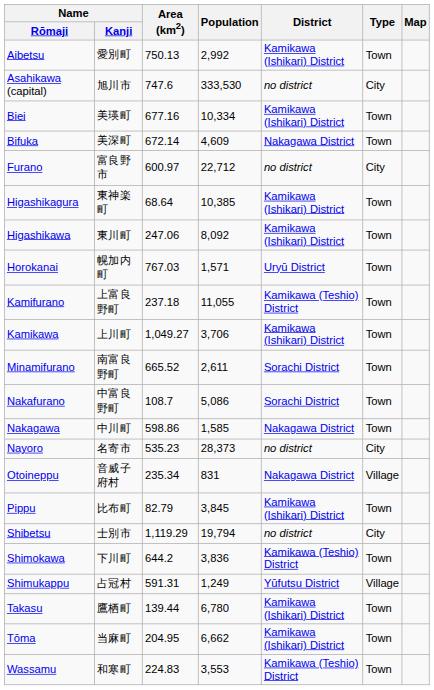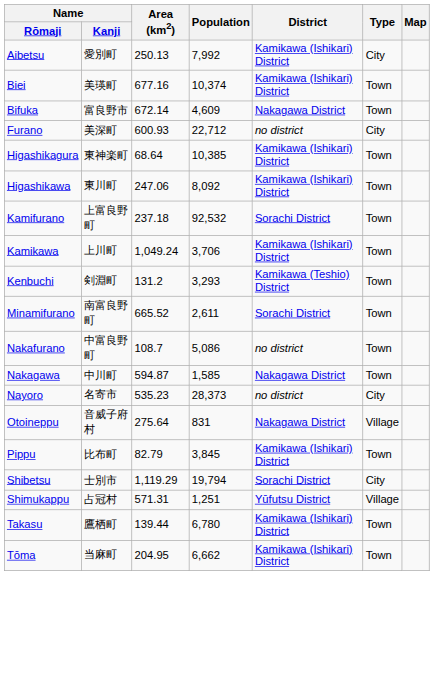(162, 55) 750.13 -> (152, 55) 250.13
(215, 55) 2,992 -> (206, 55) 7,992
(379, 55) Town -> (375, 55) City
- row: (34, 85)
(218, 115) 10,334 -> (209, 85) 10,374
(114, 140) 美深町 -> (106, 110) 富良野市
(114, 167) 富良野市 -> (100, 130) 美深町
(162, 168) 600.97 -> (152, 130) 600.93
- row: (32, 267)
(218, 302) 11,055 -> (209, 218) 92,532
(311, 302) Kamikawa (Teshio) District -> (293, 218) Sorachi District
(167, 334) 1,049.27 -> (156, 250) 1,049.24
+ row: (30, 281)
(302, 401) Sorachi District -> (279, 348) no district
(162, 429) 598.86 -> (152, 375) 594.87
(162, 476) 235.34 -> (152, 422) 275.64
(288, 533) no district -> (293, 480) Sorachi District
- row: (36, 558)
(162, 583) 591.31 -> (152, 500) 571.31
(215, 583) 1,249 -> (206, 500) 1,251
- row: (32, 669)
